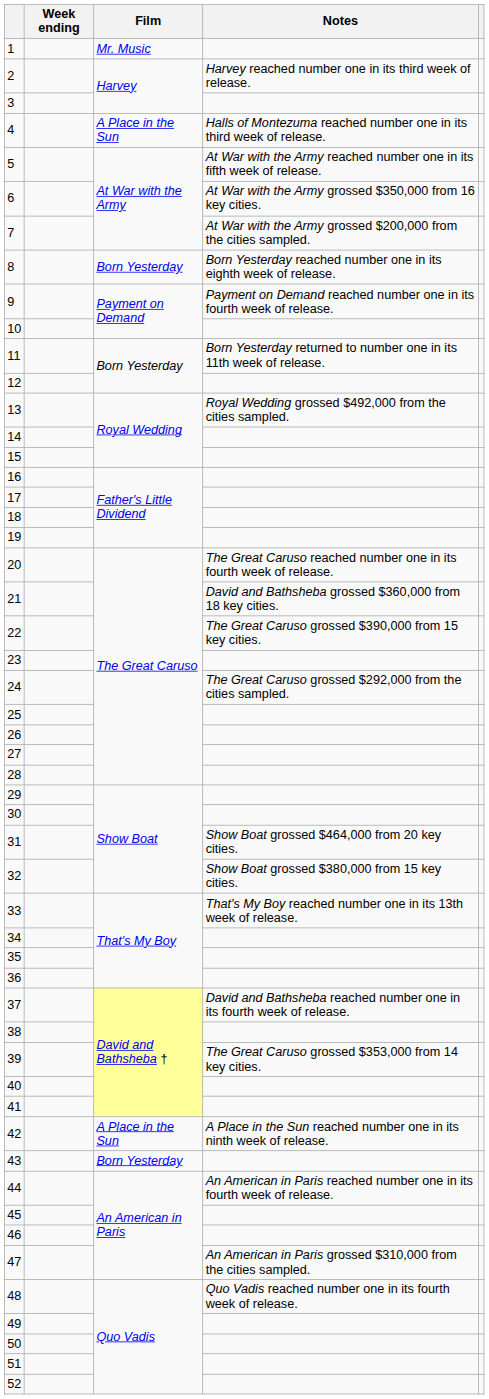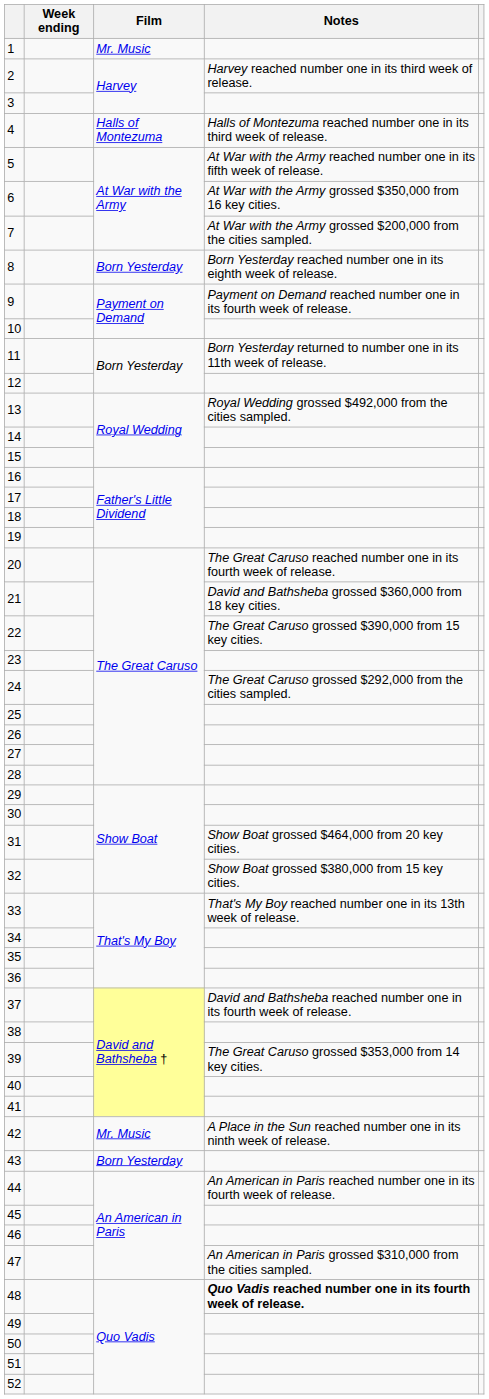(135, 130) A Place in the Sun -> (129, 130) Halls of Montezuma
(135, 1133) A Place in the Sun -> (123, 1133) Mr. Music
(328, 1296) normal -> (339, 1296) bold
